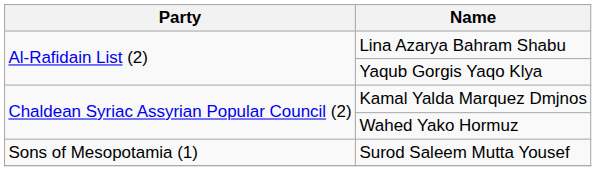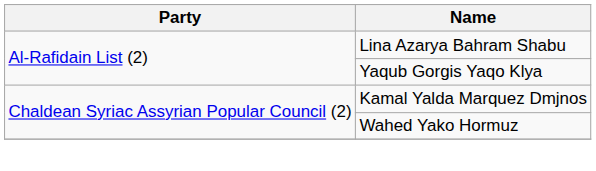- row: (465, 152)
